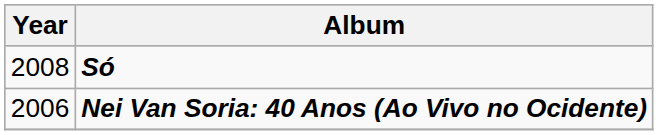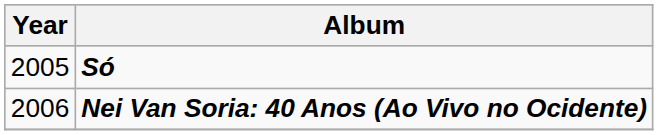(40, 66) 2008 -> (40, 66) 2005
